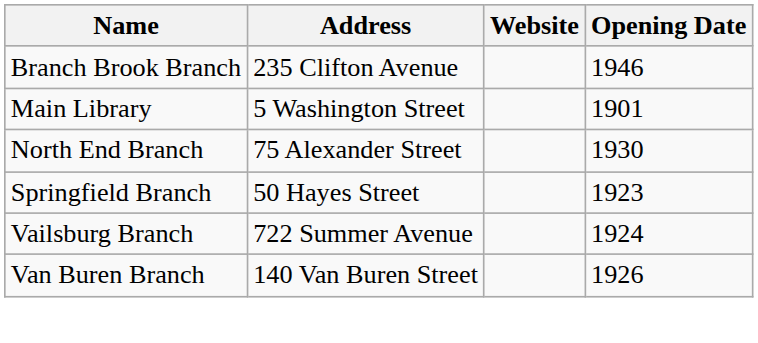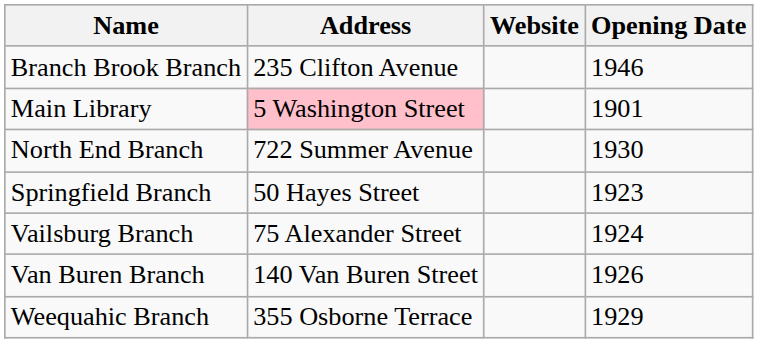(359, 108) no background -> (359, 108) pink background
(357, 150) 75 Alexander Street -> (363, 150) 722 Summer Avenue
(363, 233) 722 Summer Avenue -> (357, 233) 75 Alexander Street
+ row: (110, 316)
